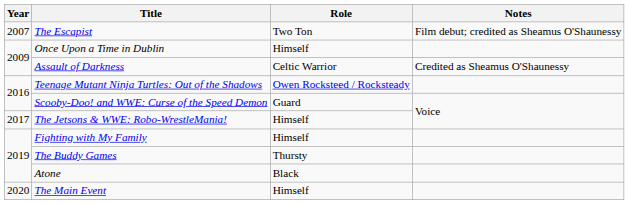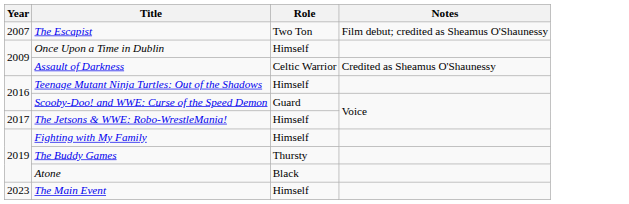(341, 84) Owen Rocksteed / Rocksteady -> (291, 84) Himself
(18, 191) 2020 -> (18, 191) 2023
